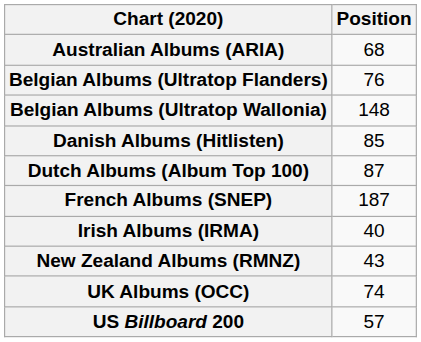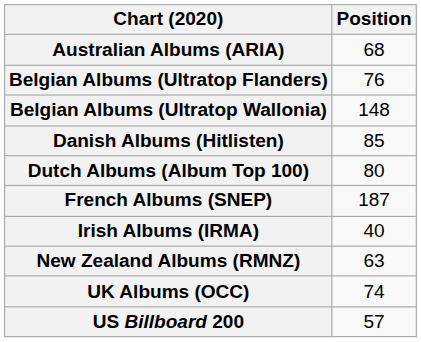(374, 170) 87 -> (374, 170) 80
(374, 261) 43 -> (374, 261) 63
